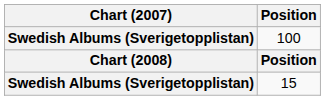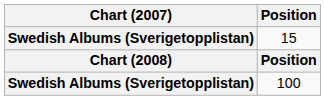rows swapped: (289, 83) <-> (289, 38)
